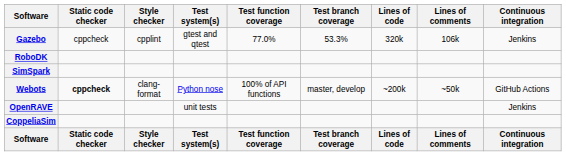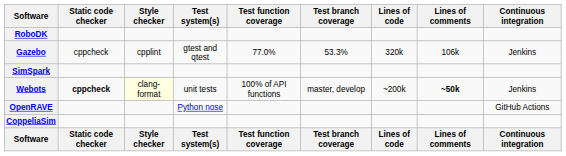rows swapped: (31, 39) <-> (31, 57)
(149, 89) no background -> (149, 89) lightyellow background
(200, 89) Python nose -> (200, 89) unit tests
(450, 89) normal -> (450, 89) bold
(522, 89) GitHub Actions -> (522, 89) Jenkins
(200, 107) unit tests -> (200, 107) Python nose
(522, 107) Jenkins -> (522, 107) GitHub Actions
